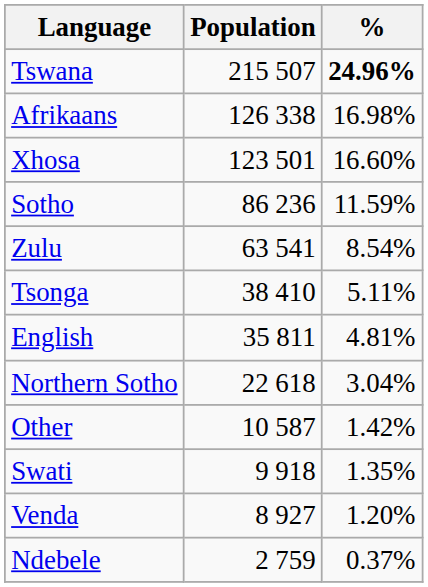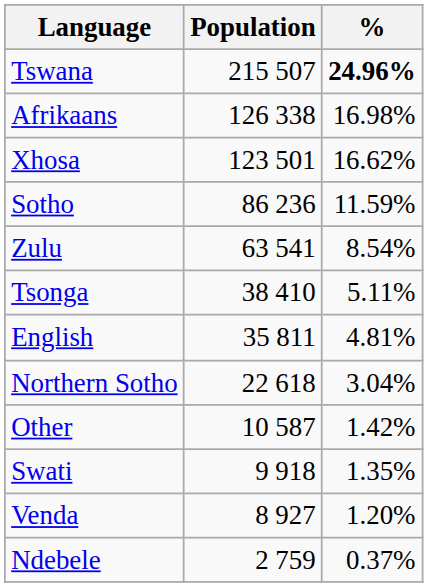(374, 159) 16.60% -> (374, 159) 16.62%
